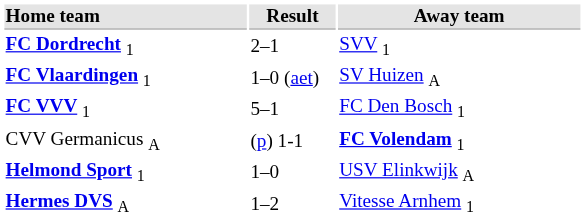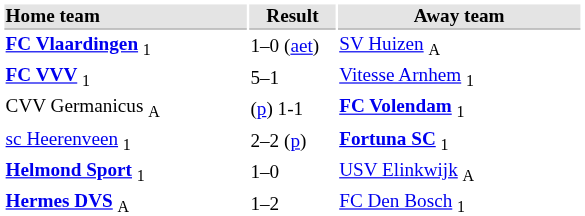- row: (70, 46)
(402, 109) FC Den Bosch 1 -> (407, 77) Vitesse Arnhem 1
+ row: (68, 140)
(407, 203) Vitesse Arnhem 1 -> (402, 203) FC Den Bosch 1
